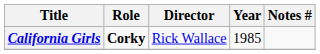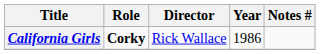(247, 37) 1985 -> (247, 37) 1986
